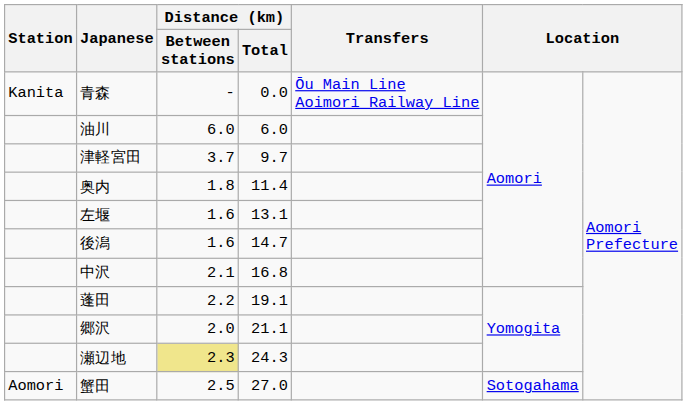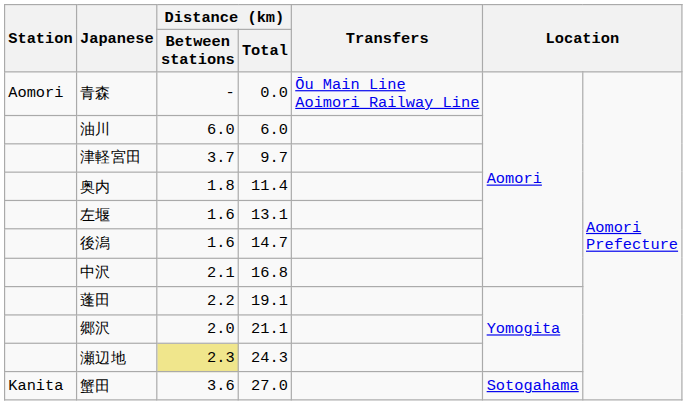(36, 94) Kanita -> (36, 94) Aomori
(36, 386) Aomori -> (36, 386) Kanita
(221, 386) 2.5 -> (221, 386) 3.6
